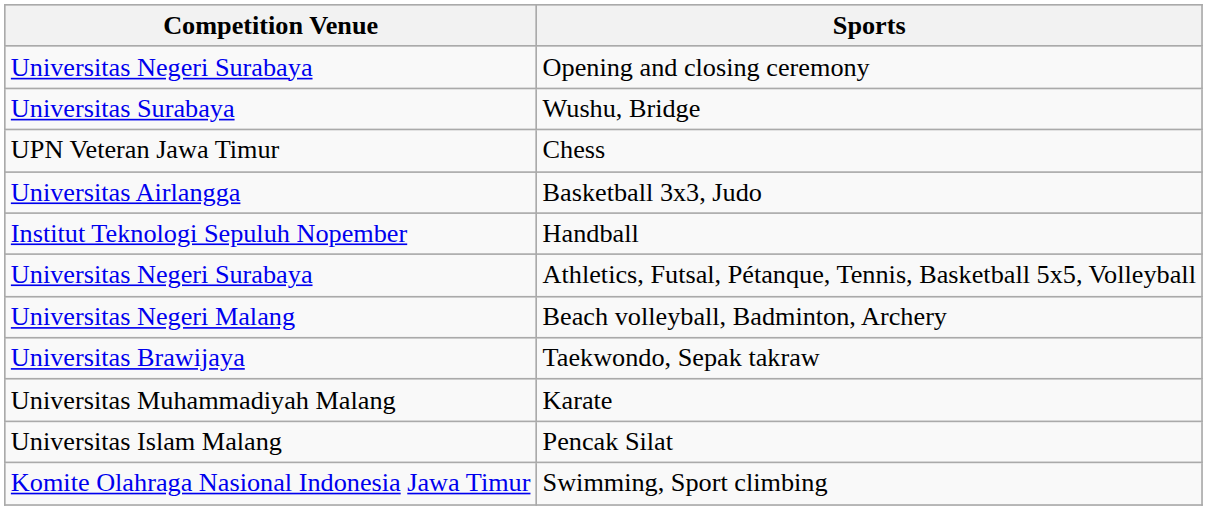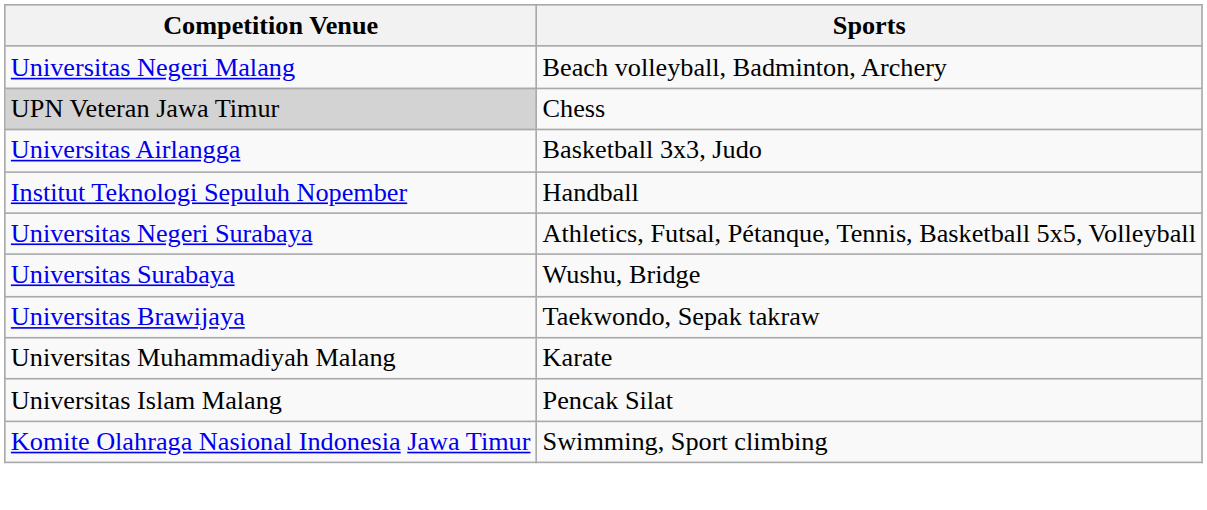- row: (706, 66)
rows swapped: (621, 108) <-> (745, 316)
(145, 150) no background -> (145, 108) lightgrey background
